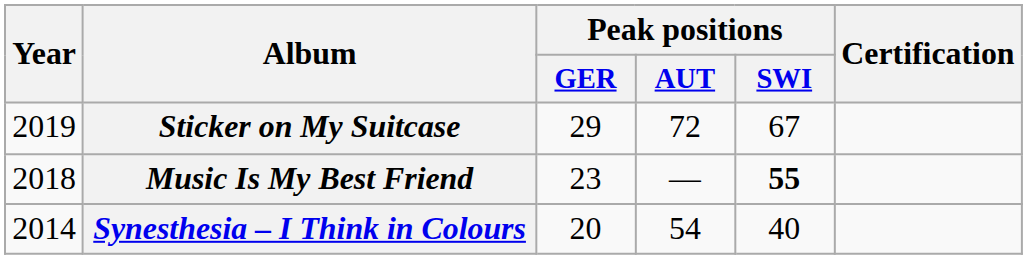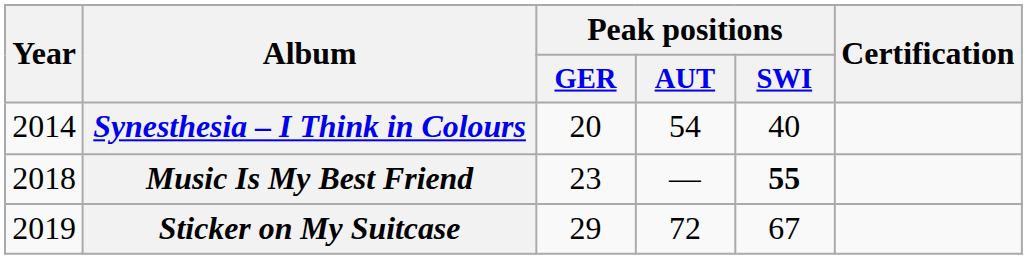rows swapped: (310, 228) <-> (310, 127)
